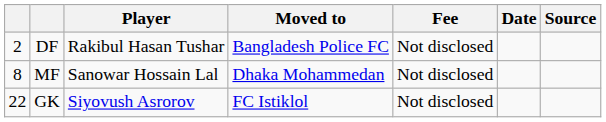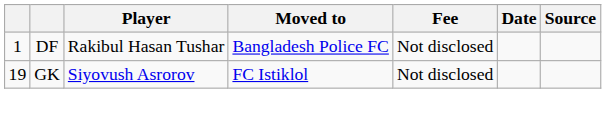(17, 46) 2 -> (17, 46) 1
- row: (47, 74)
(17, 102) 22 -> (17, 74) 19
